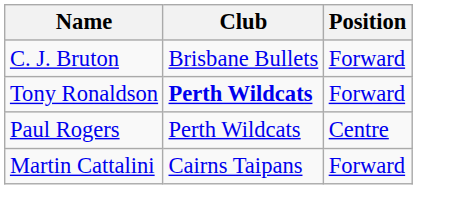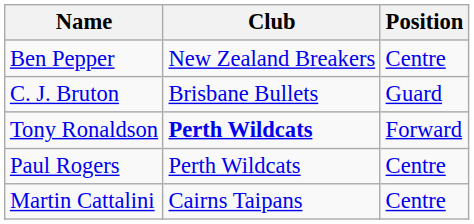+ row: (62, 58)
(367, 58) Forward -> (414, 93) Guard
(367, 165) Forward -> (416, 201) Centre
